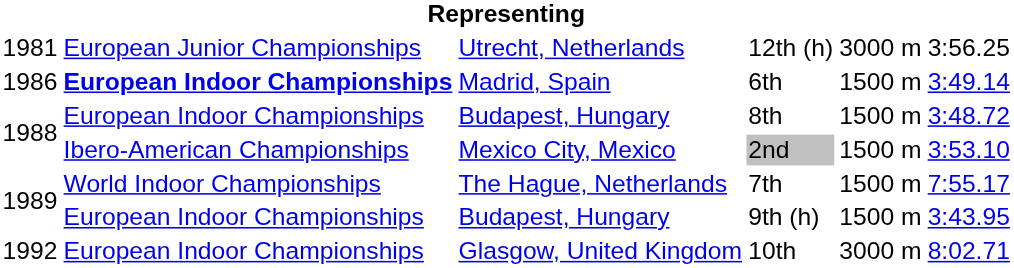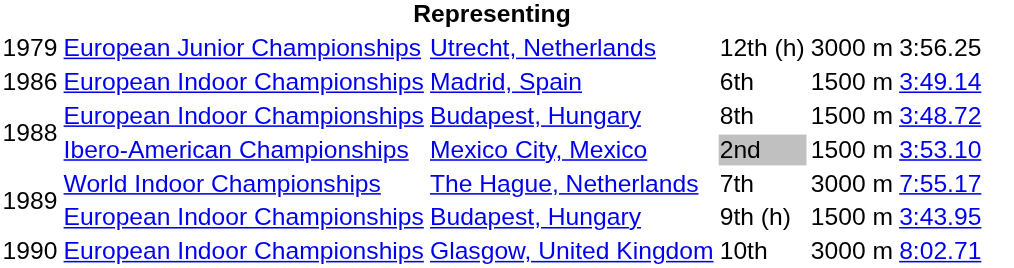(30, 48) 1981 -> (30, 48) 1979
(258, 81) bold -> (244, 81) normal
(880, 183) 1500 m -> (852, 183) 3000 m
(30, 251) 1992 -> (30, 251) 1990
